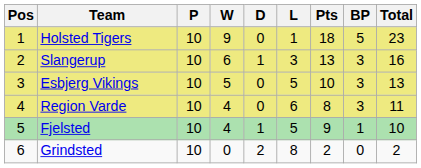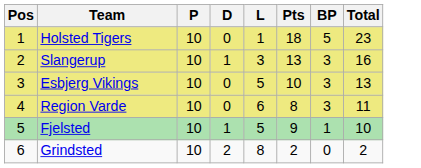- column: (227, 15)
